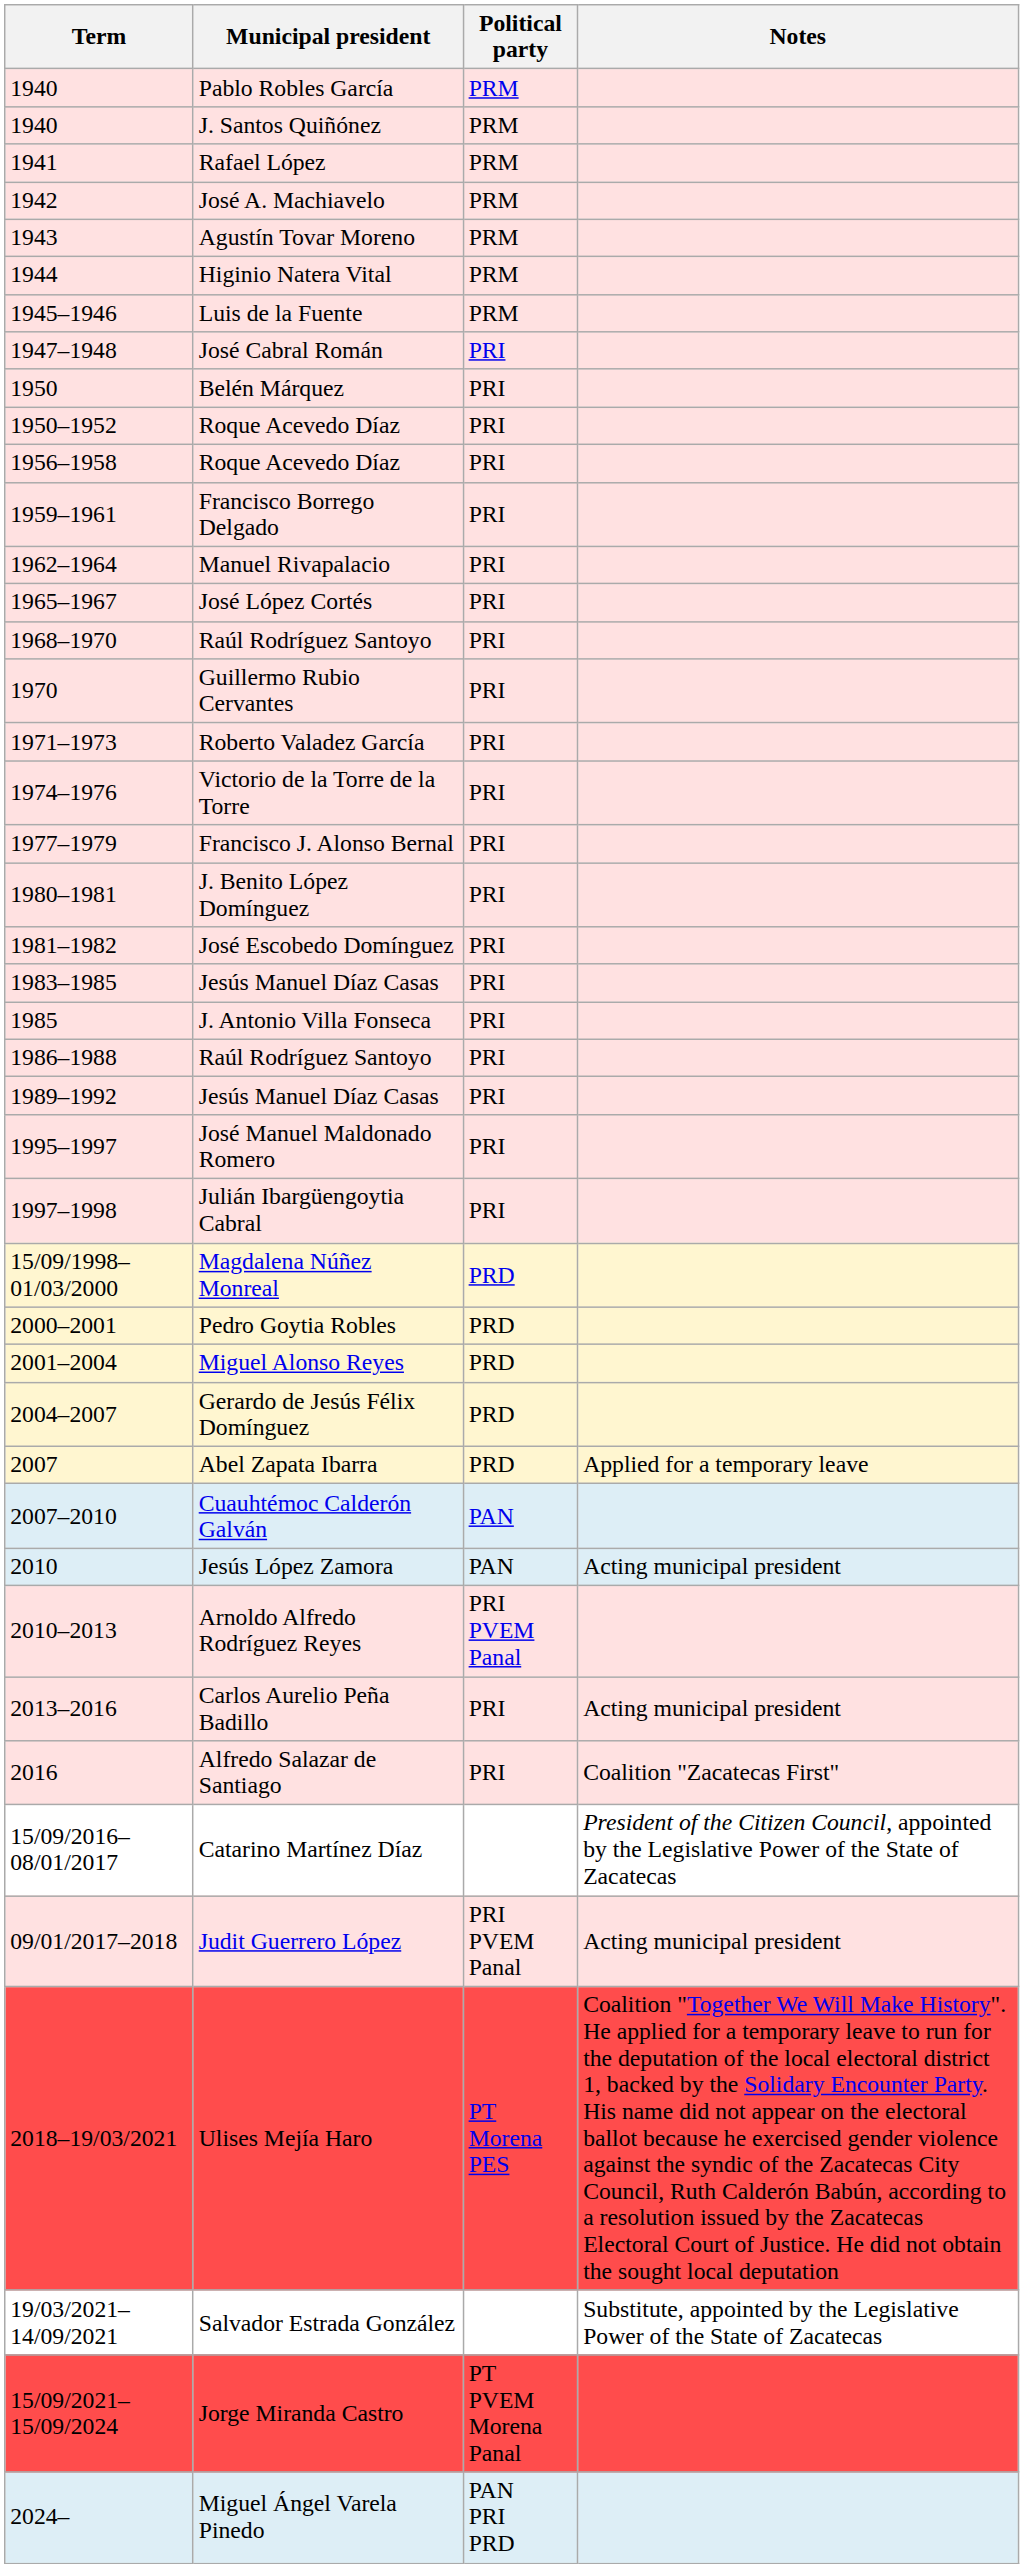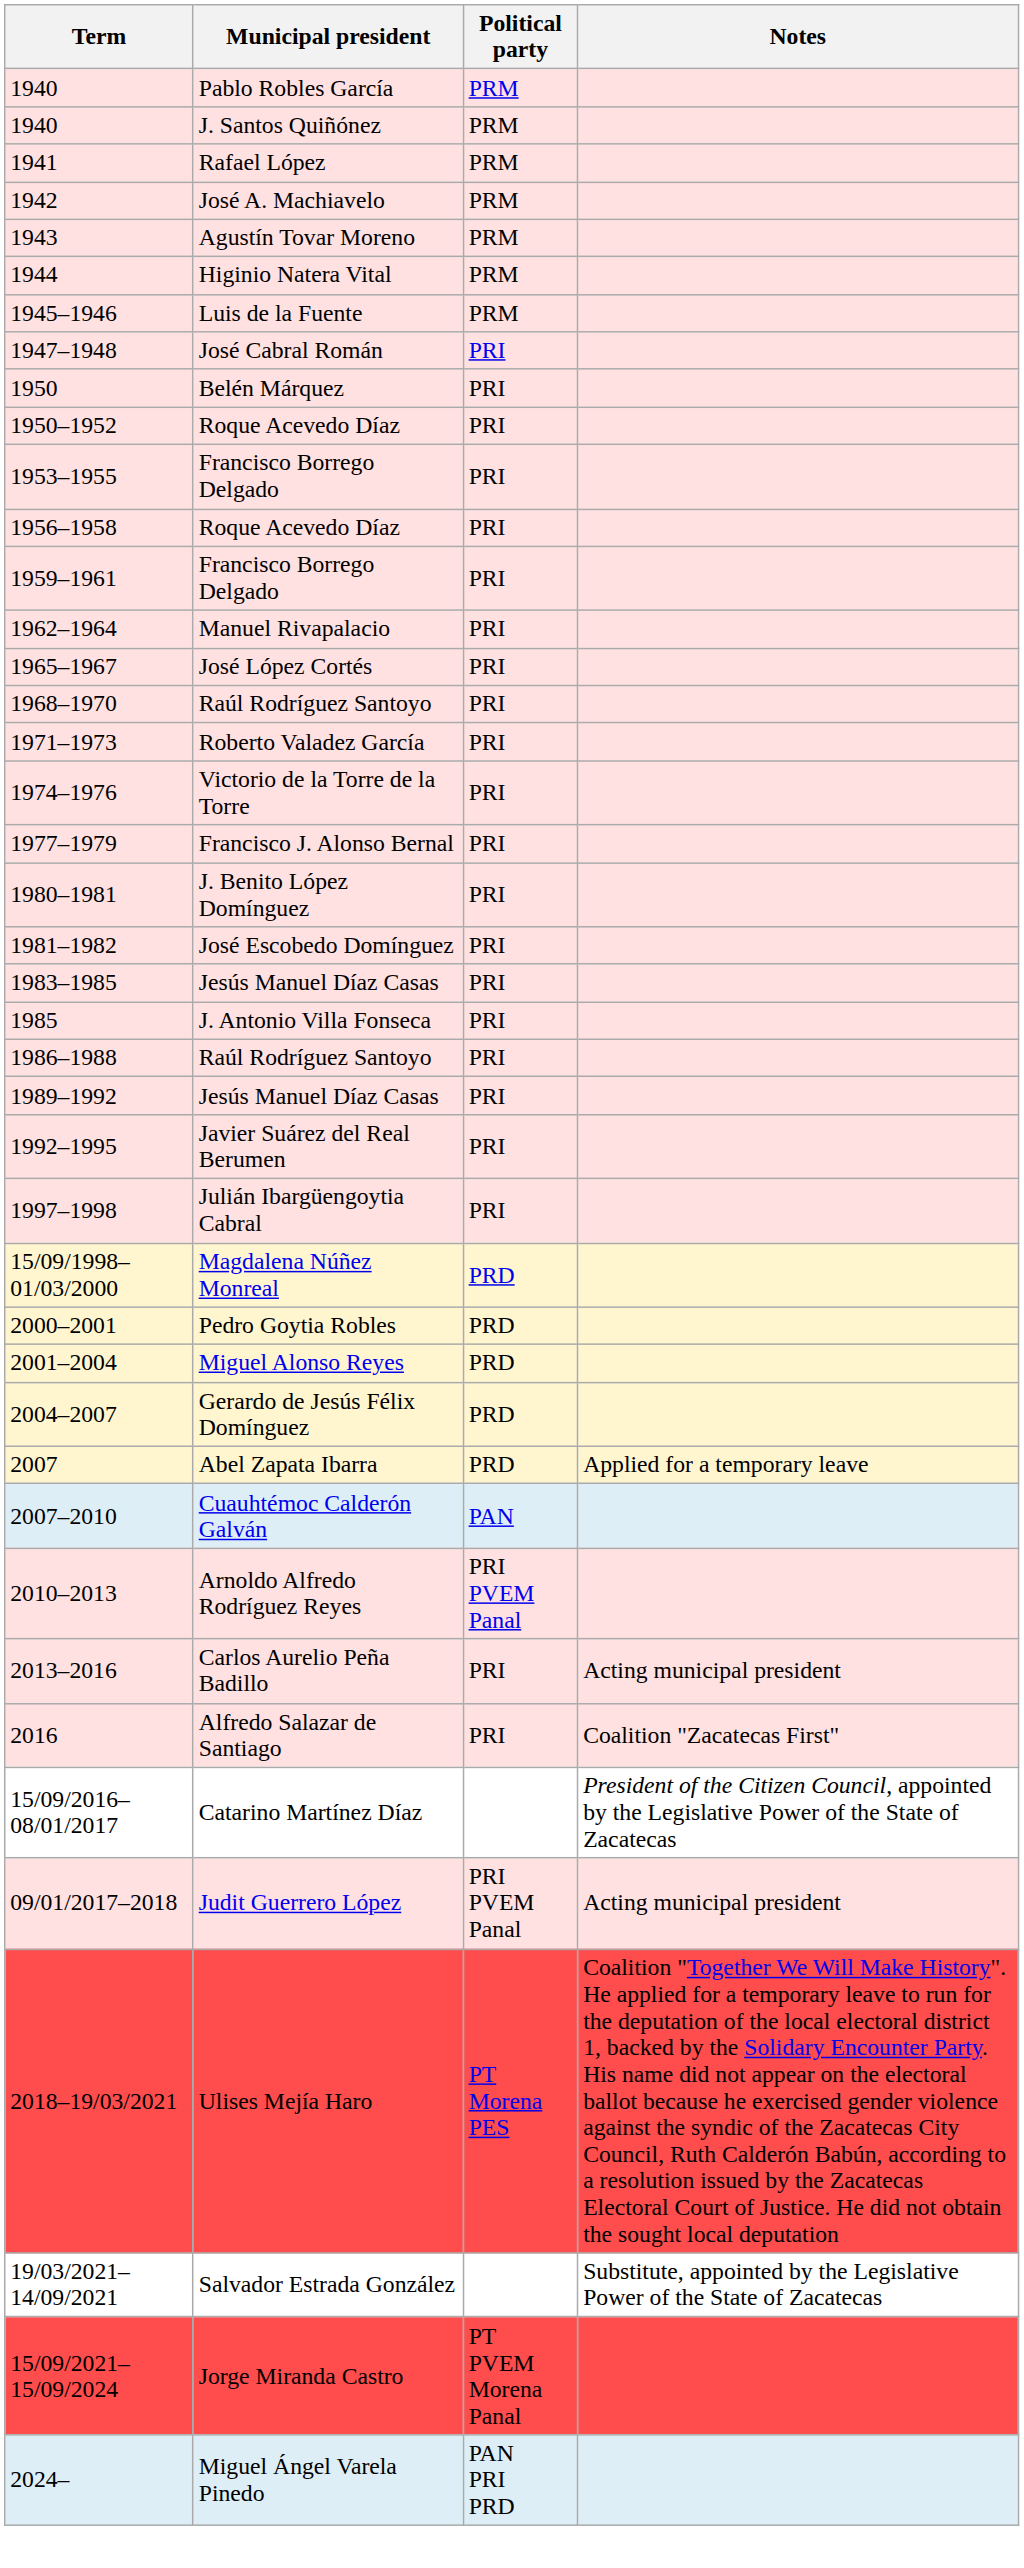+ row: (63, 476)
- row: (34, 690)
+ row: (63, 1146)
- row: (63, 1146)
- row: (34, 1566)
